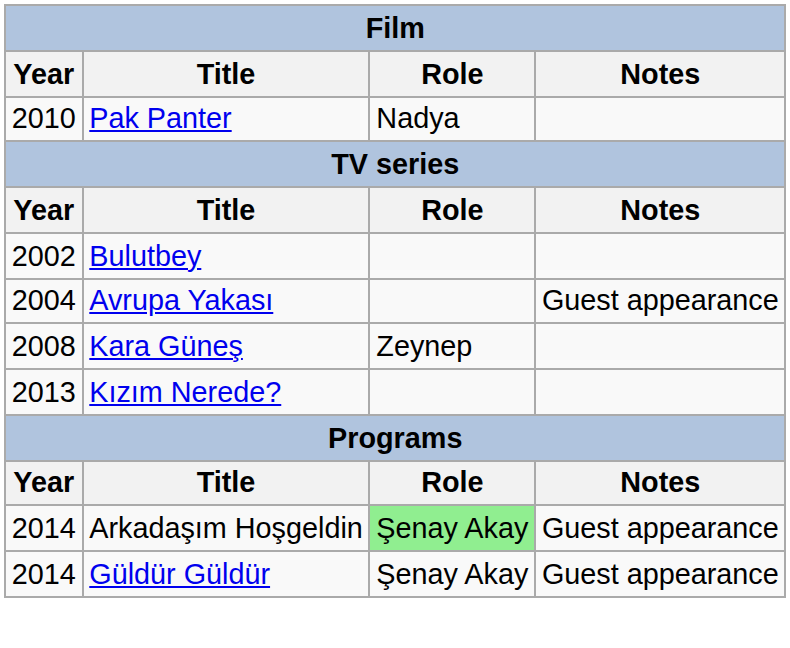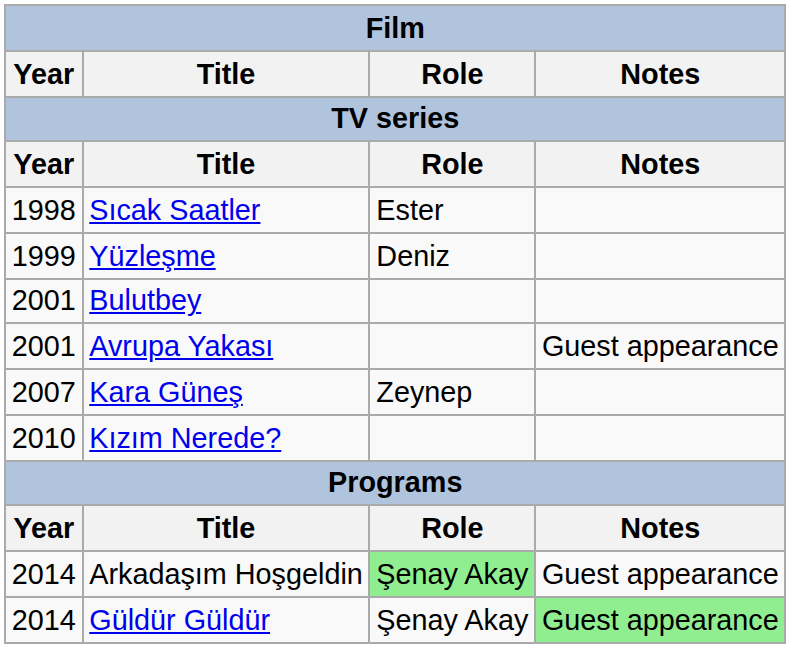- row: (160, 119)
+ row: (175, 210)
+ row: (152, 256)
(44, 256) 2002 -> (44, 301) 2001
(44, 301) 2004 -> (44, 347) 2001
(44, 347) 2008 -> (44, 392) 2007
(44, 392) 2013 -> (44, 438) 2010
(660, 574) no background -> (660, 620) lightgreen background
